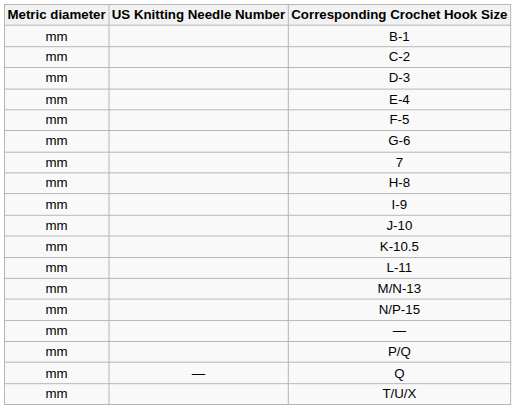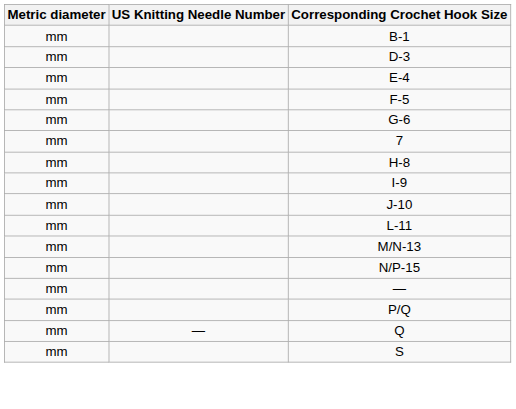- row: (399, 57)
- row: (399, 246)
+ row: (399, 352)
- row: (399, 394)
